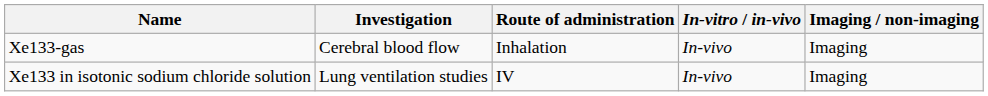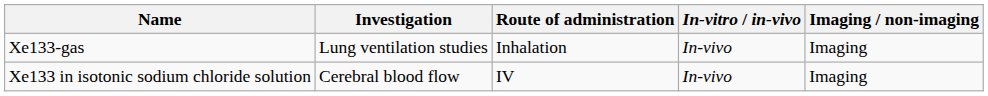(389, 47) Cerebral blood flow -> (403, 47) Lung ventilation studies
(403, 76) Lung ventilation studies -> (389, 76) Cerebral blood flow
